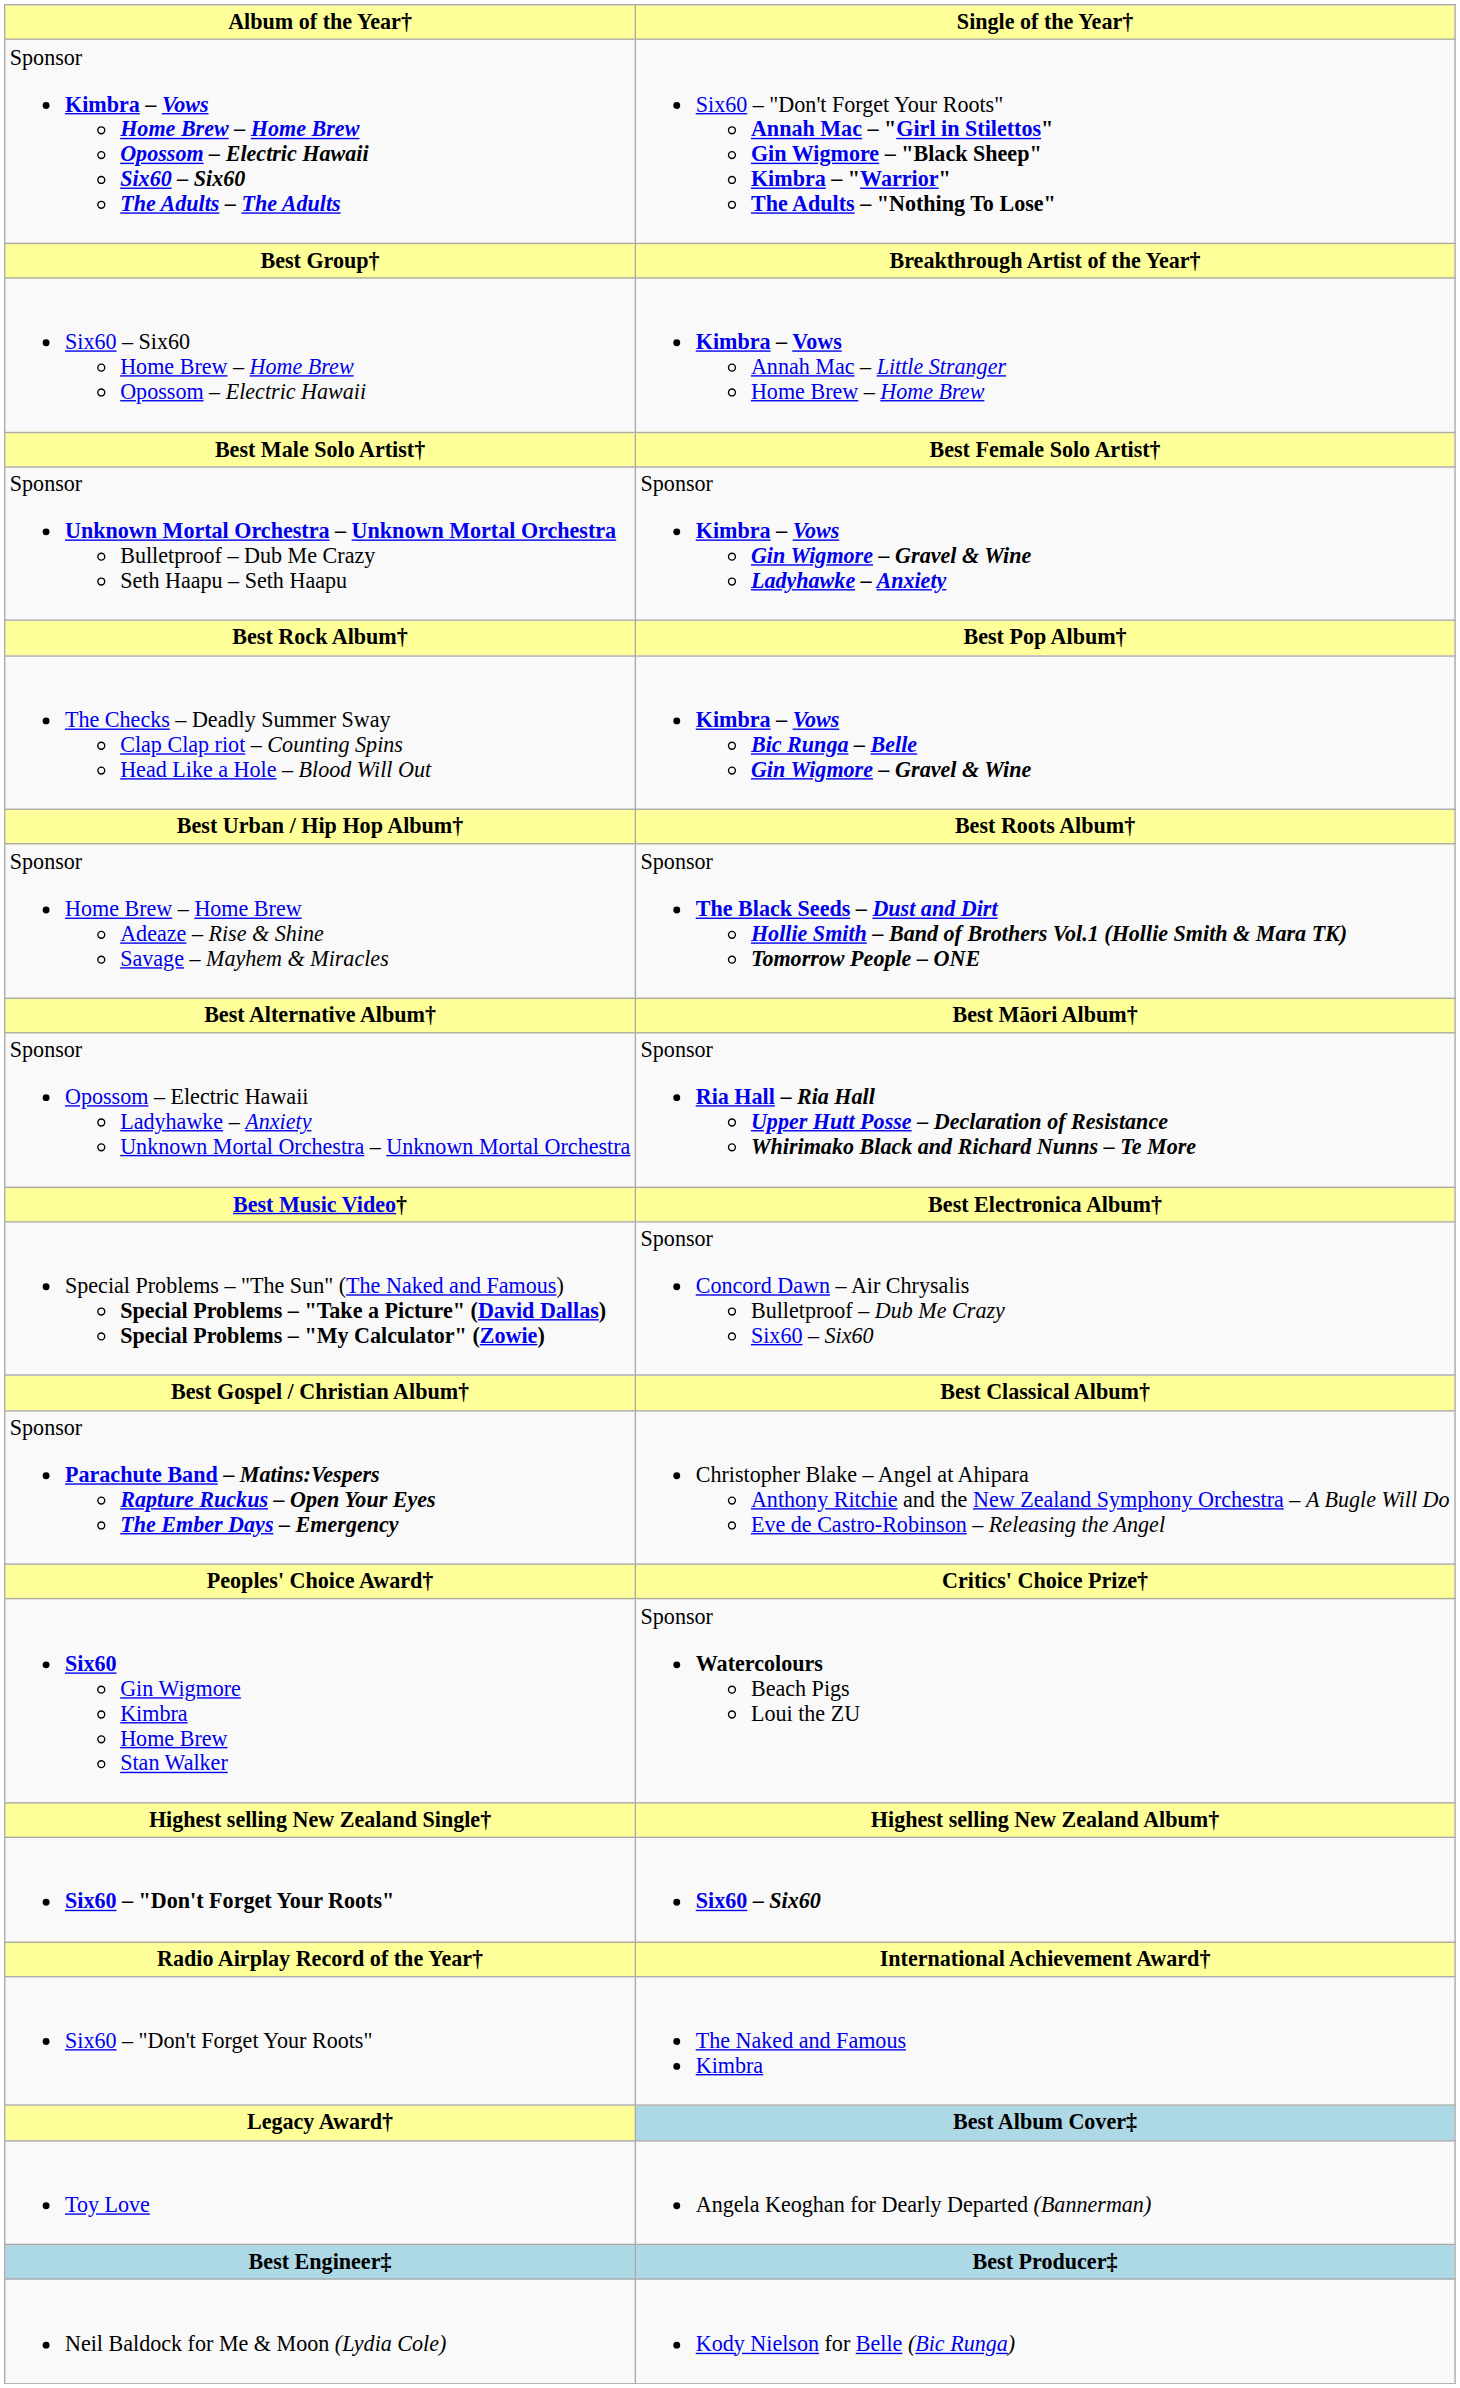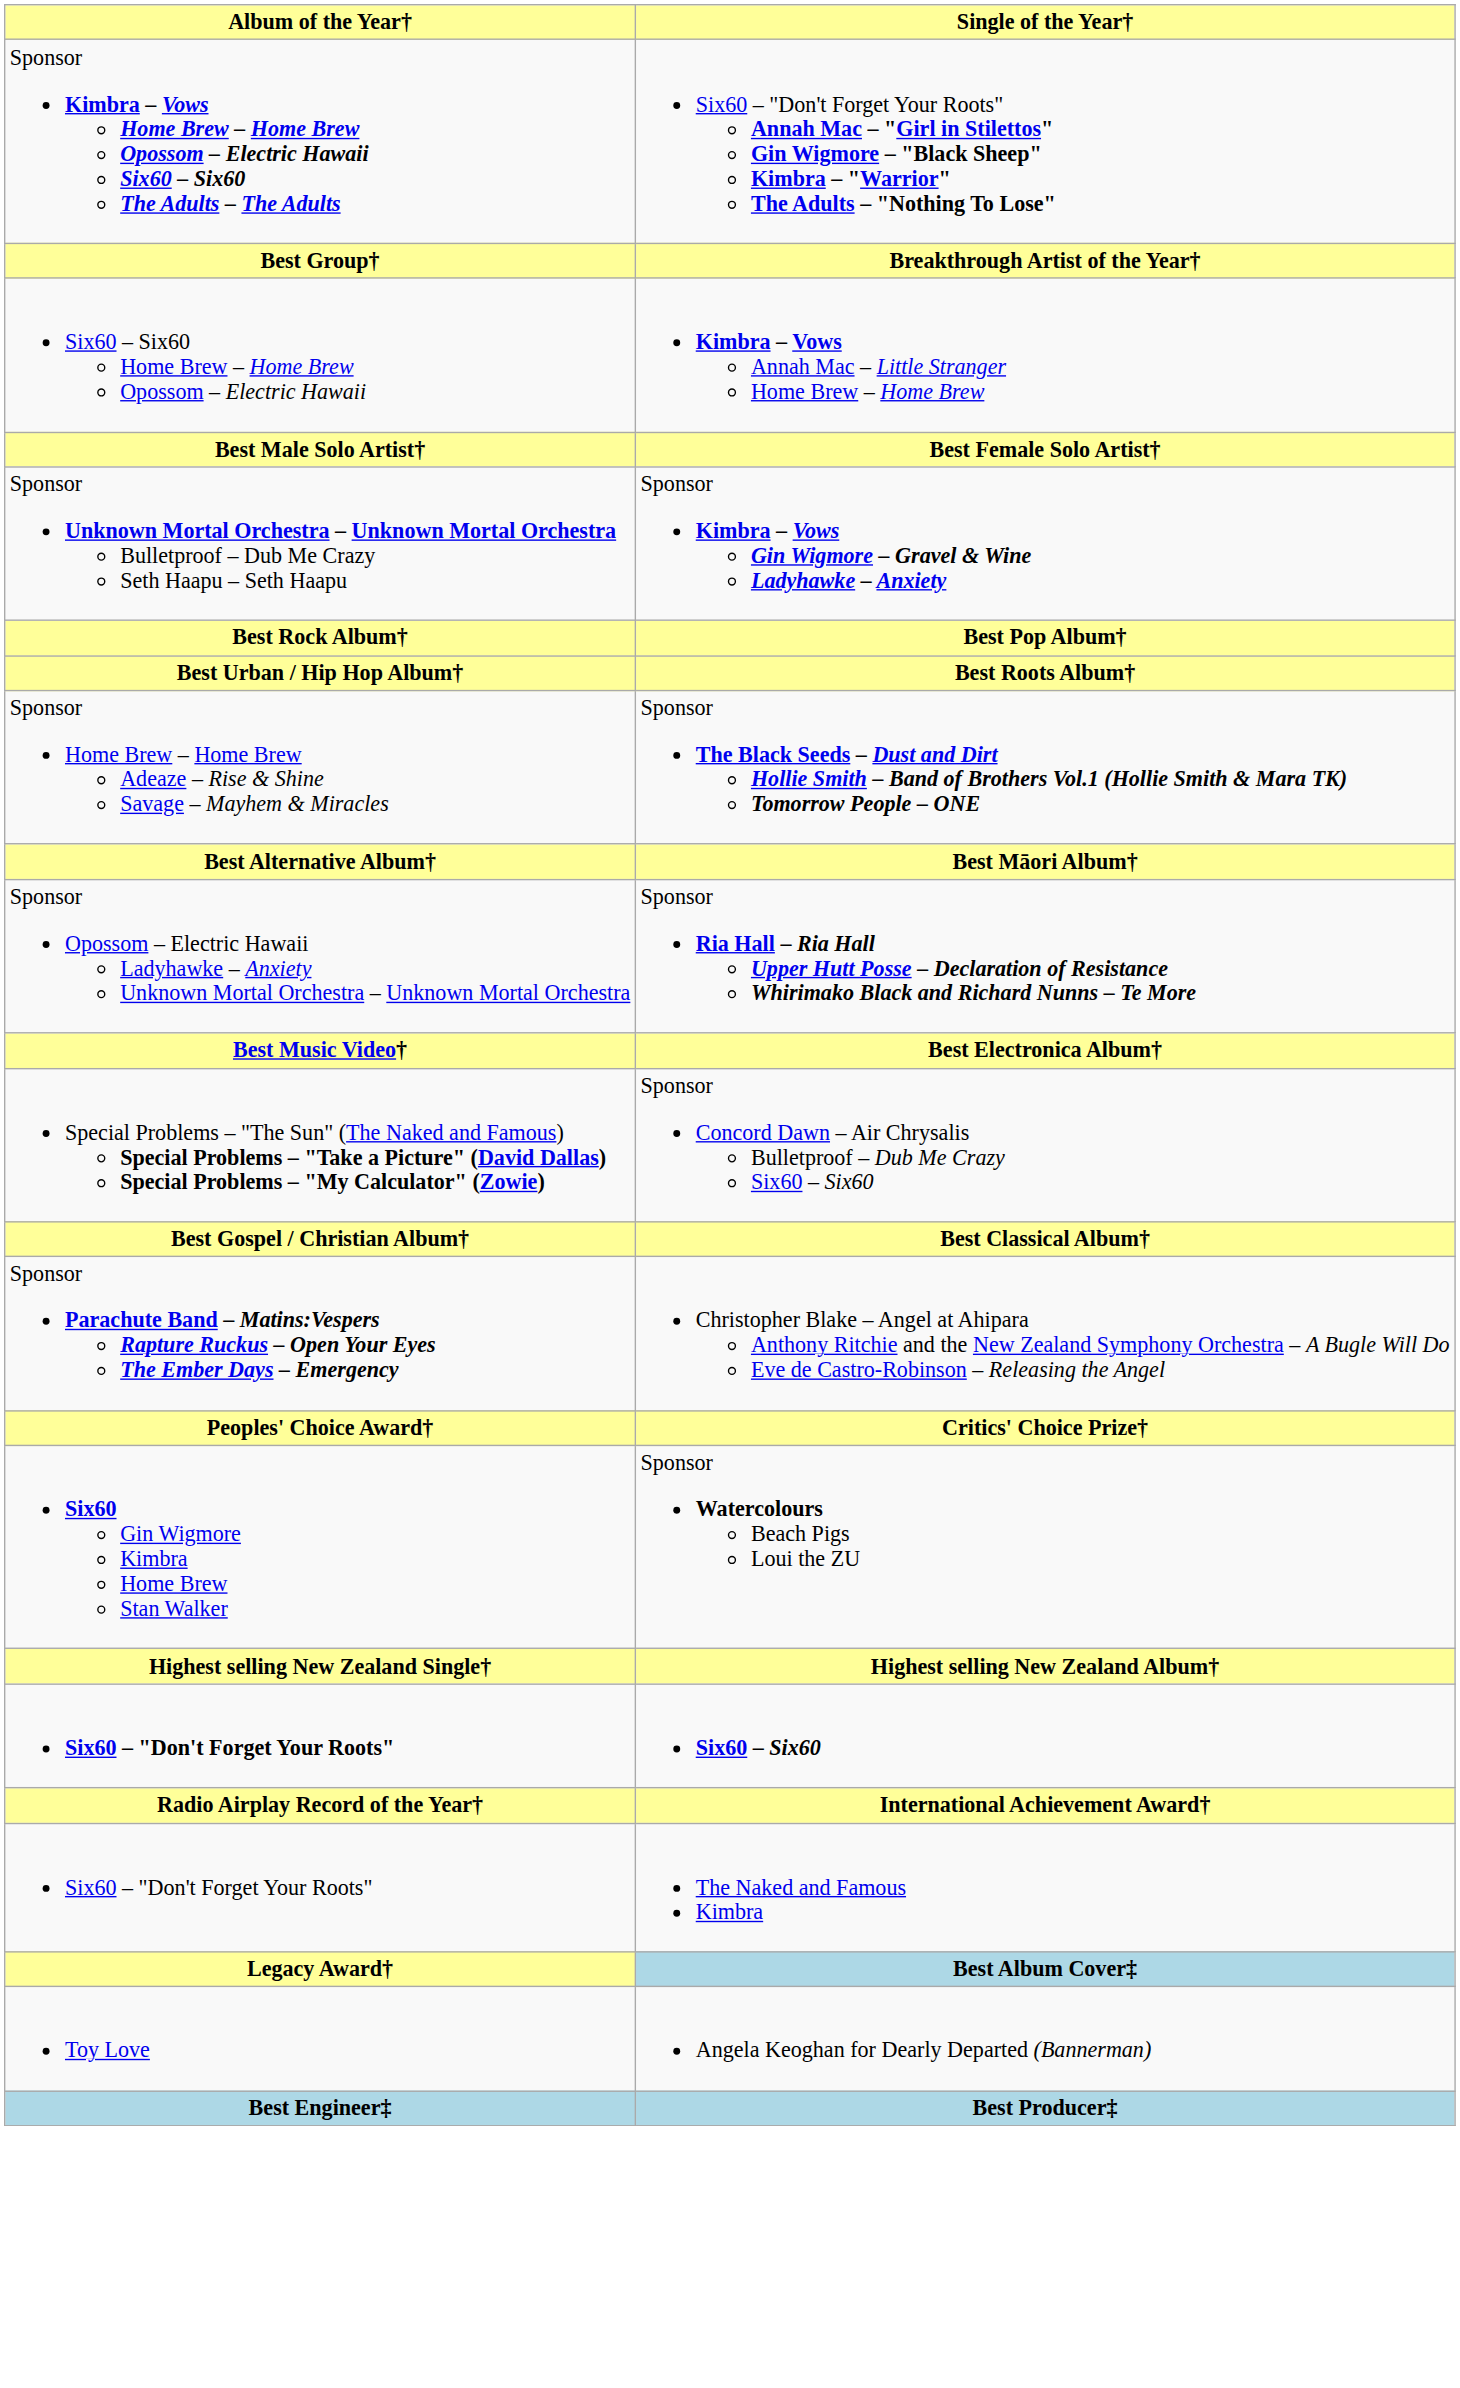- row: (1045, 745)
- row: (1045, 2344)
